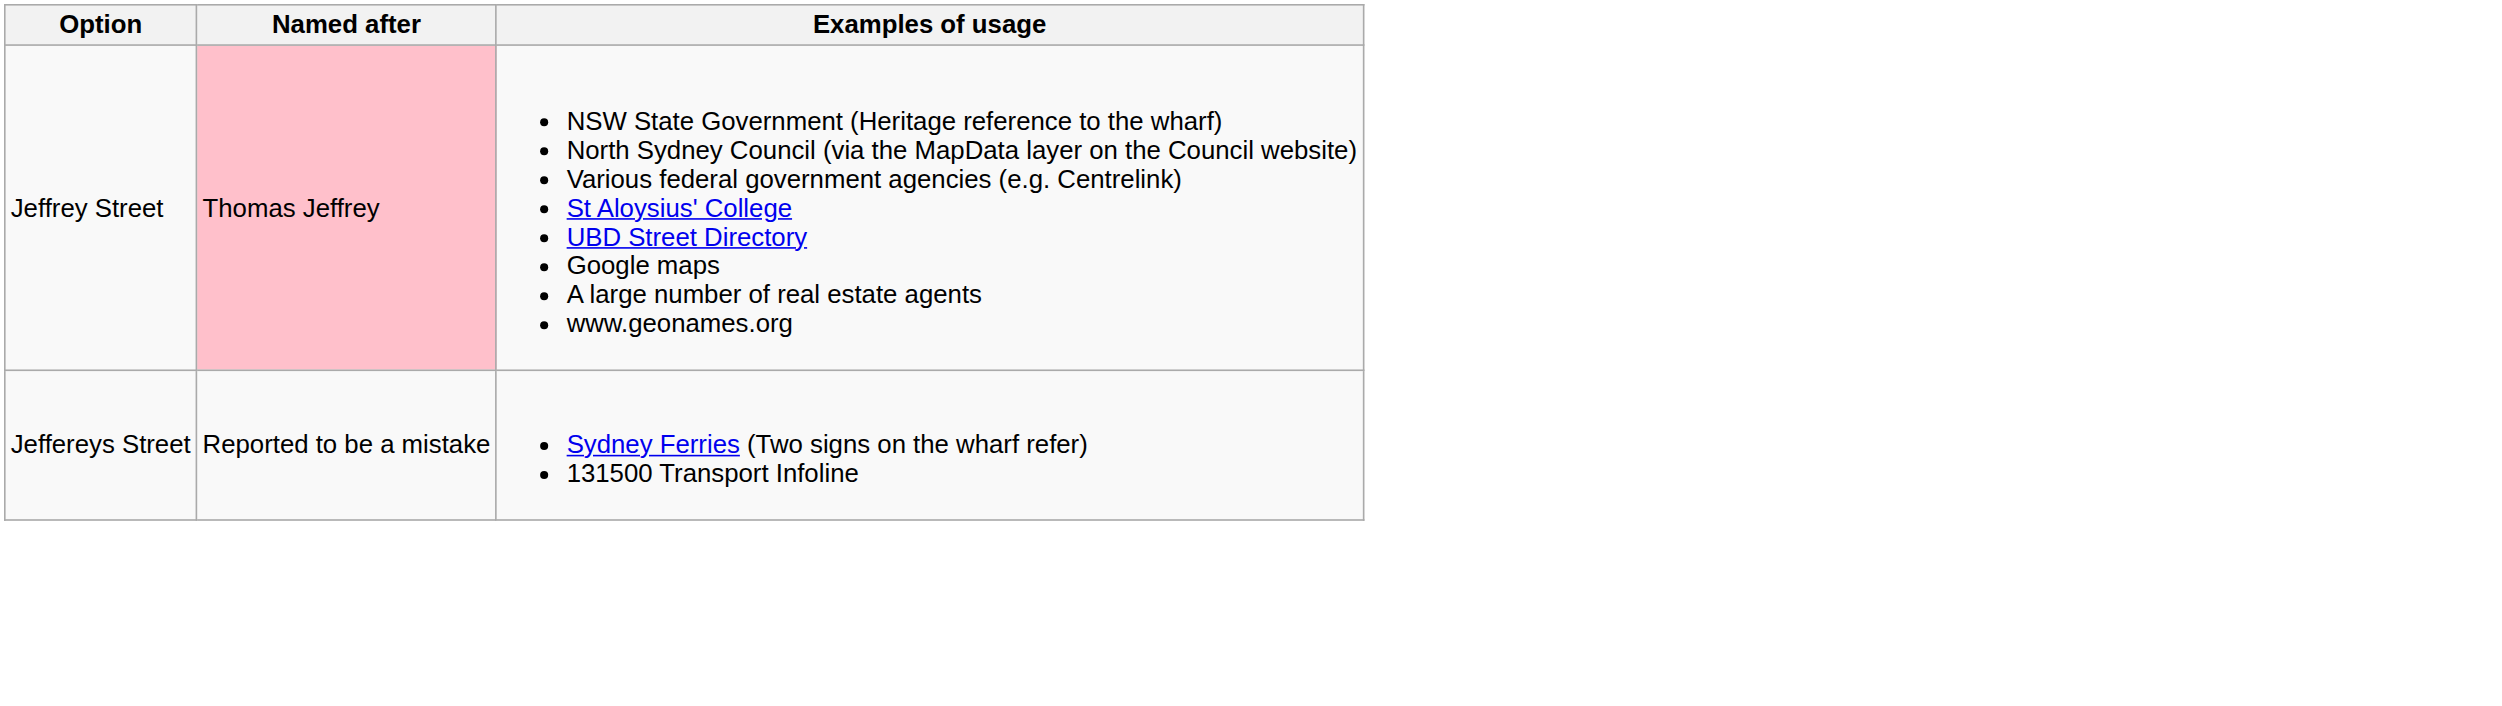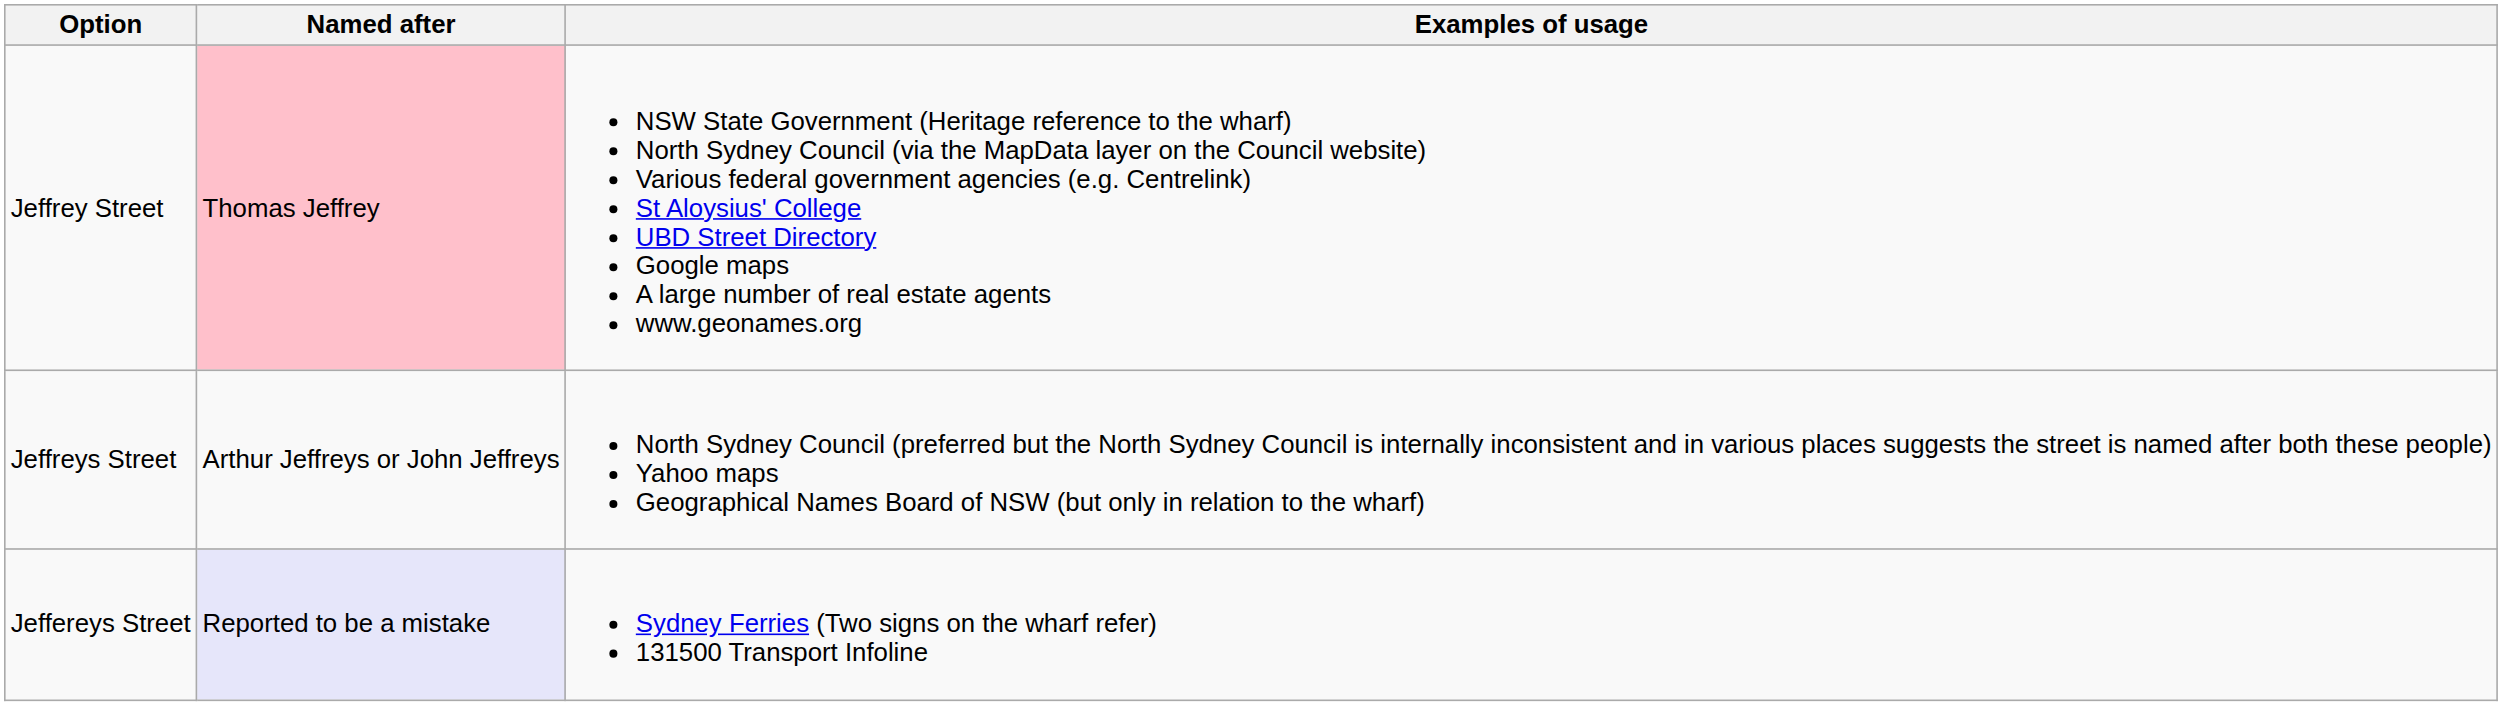+ row: (94, 459)
(346, 444) no background -> (346, 624) lavender background
